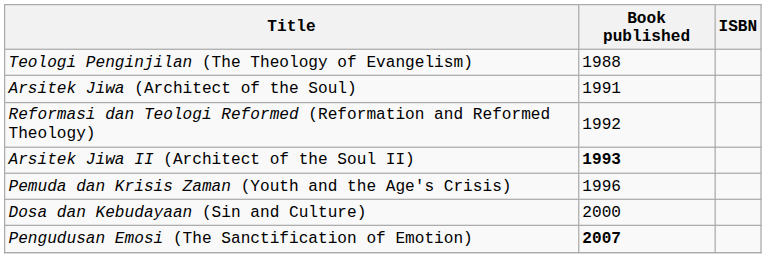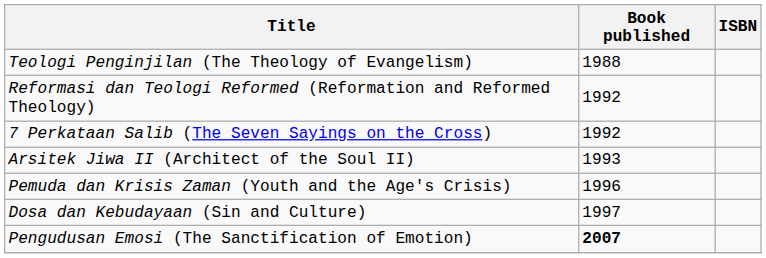- row: (183, 89)
+ row: (250, 134)
(602, 160) bold -> (602, 160) normal
(602, 213) 2000 -> (602, 213) 1997
